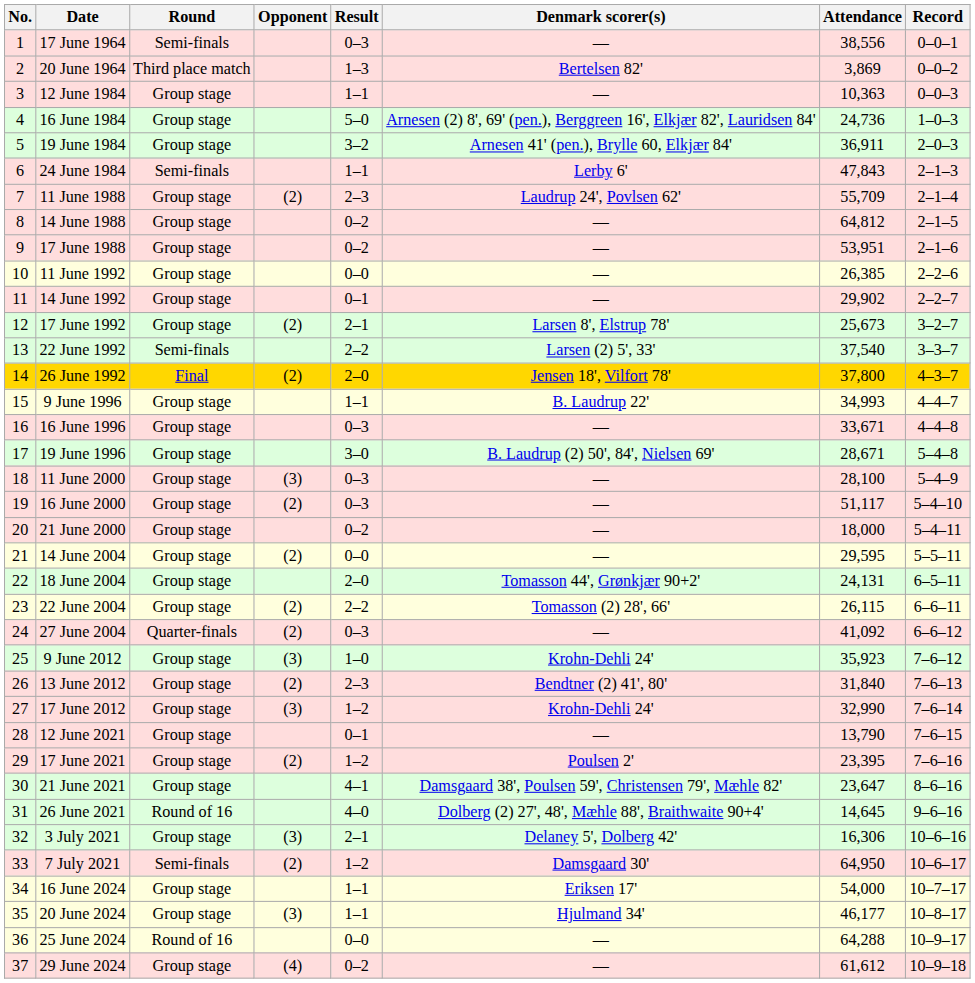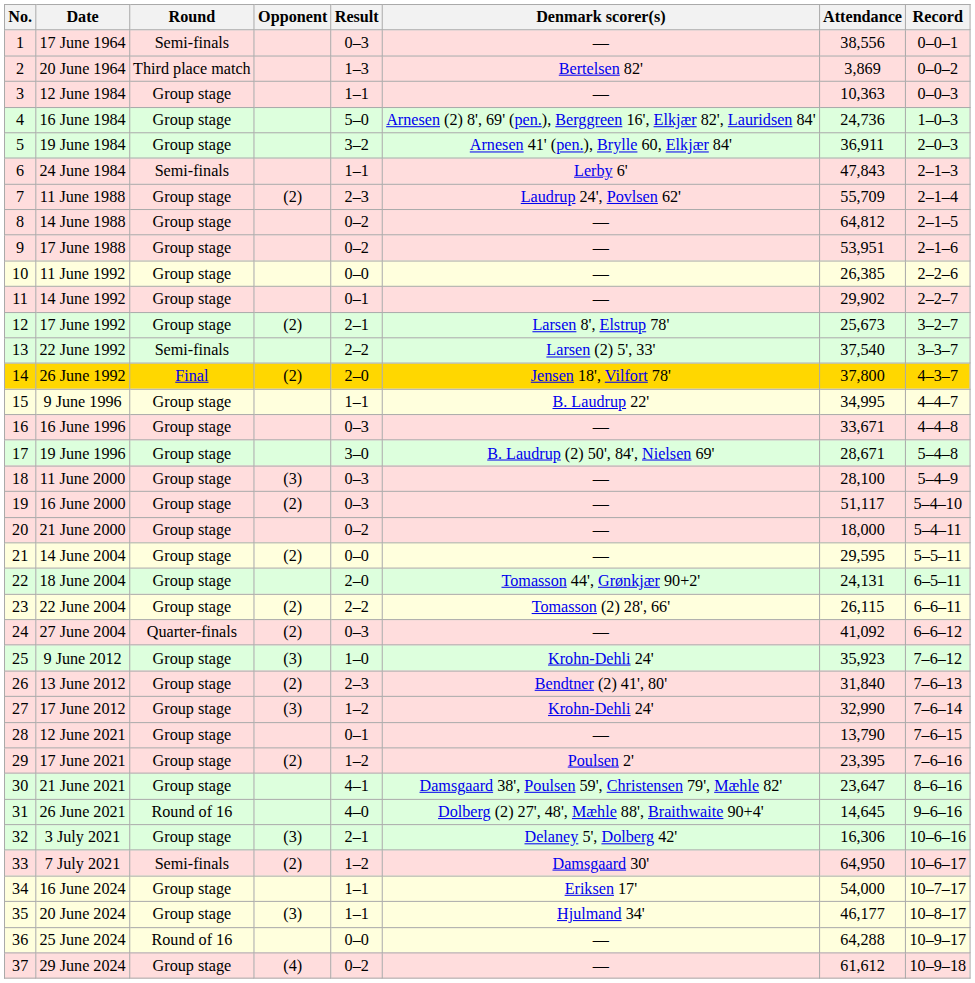(863, 401) 34,993 -> (863, 401) 34,995
